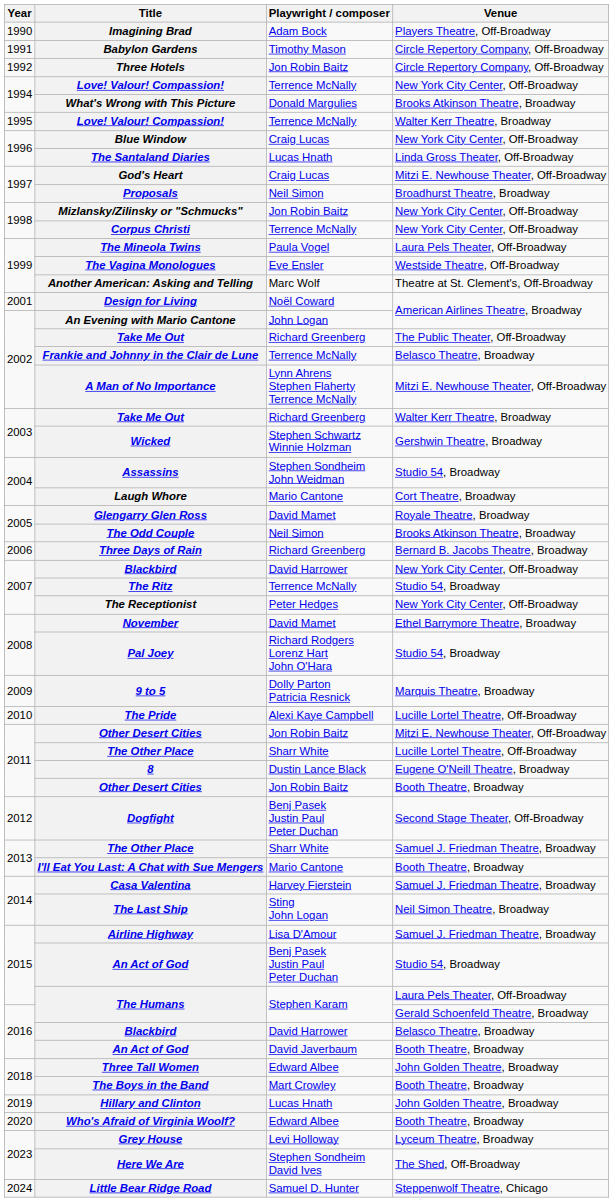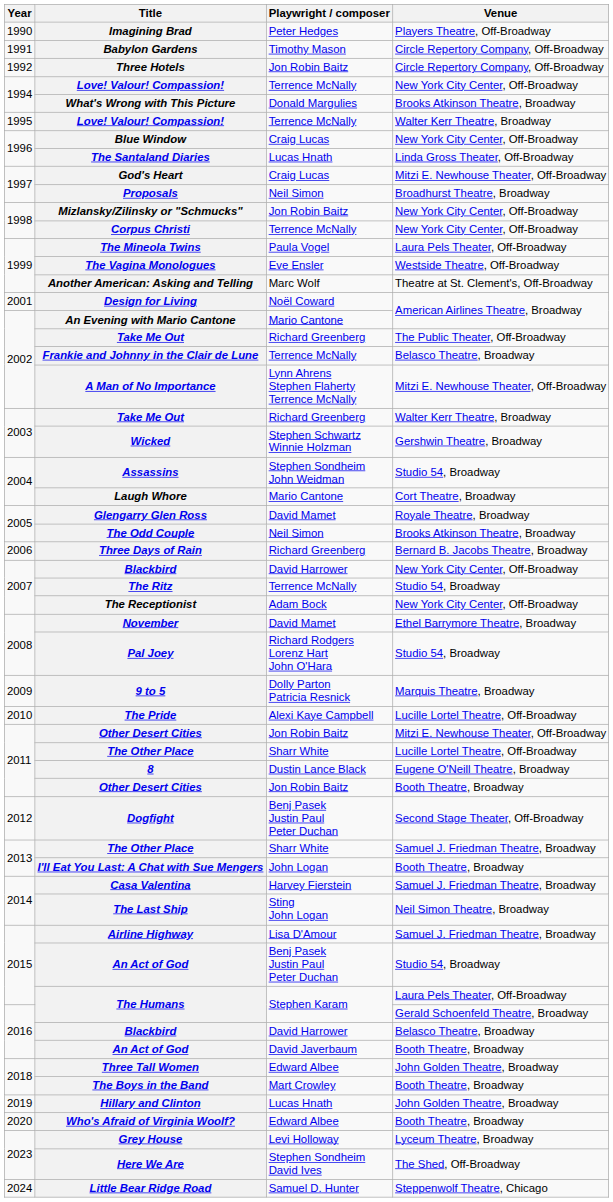(298, 31) Adam Bock -> (303, 31) Peter Hedges
(298, 319) John Logan -> (306, 319) Mario Cantone
(303, 605) Peter Hedges -> (298, 605) Adam Bock
(306, 867) Mario Cantone -> (298, 867) John Logan
